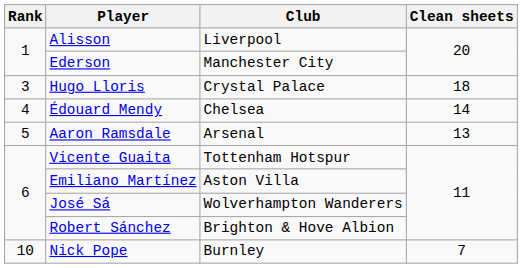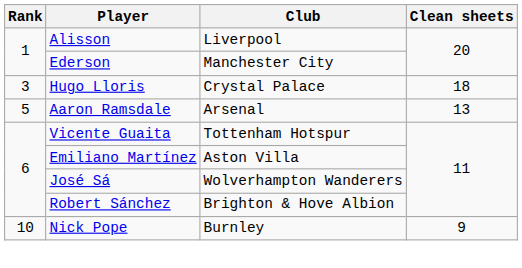- row: (106, 110)
(462, 251) 7 -> (462, 228) 9
